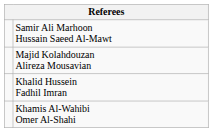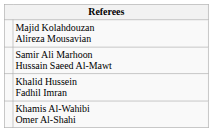rows swapped: (64, 33) <-> (55, 60)
